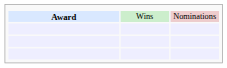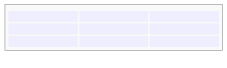- row: (64, 17)
